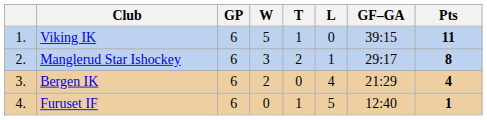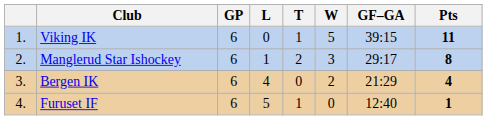columns swapped: (266, 15) <-> (331, 15)
